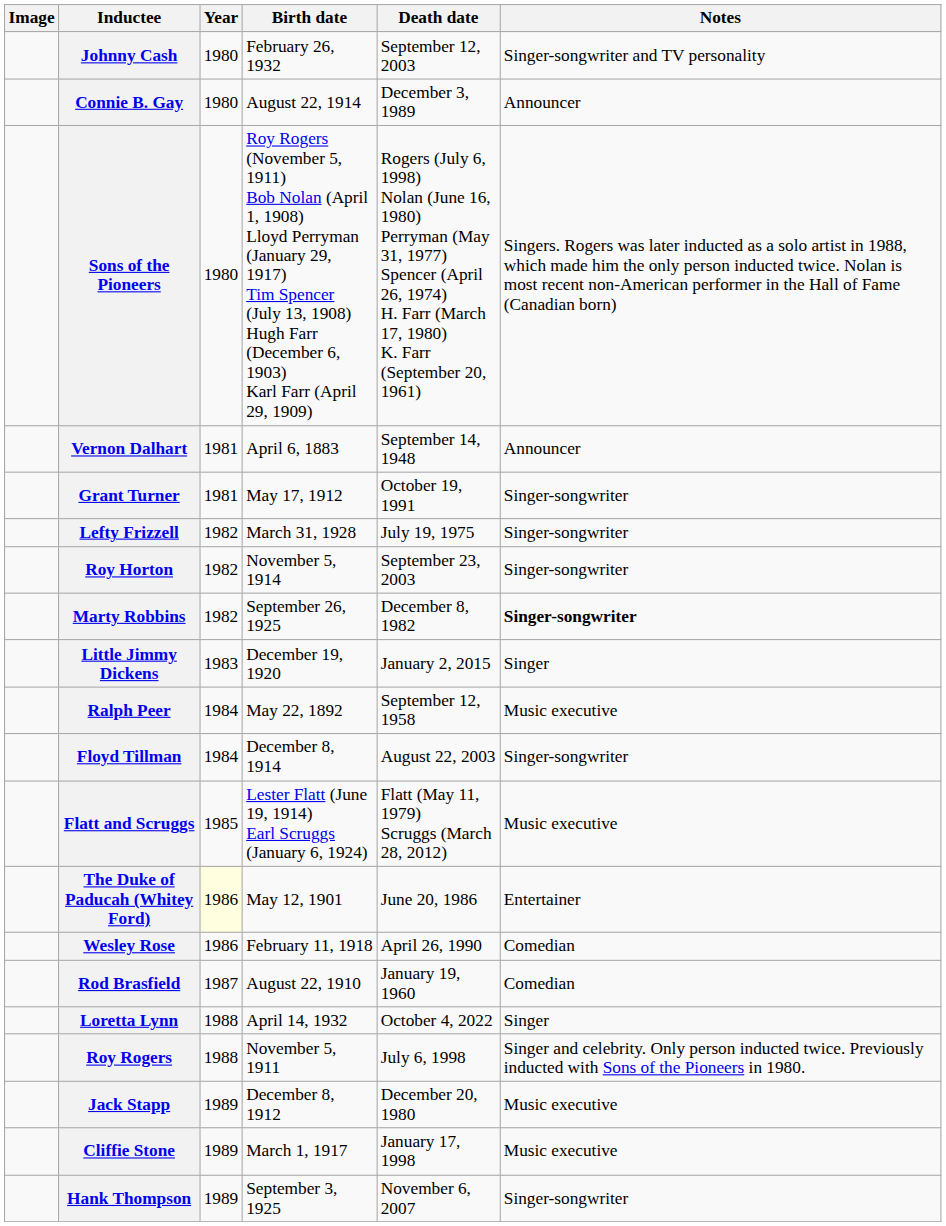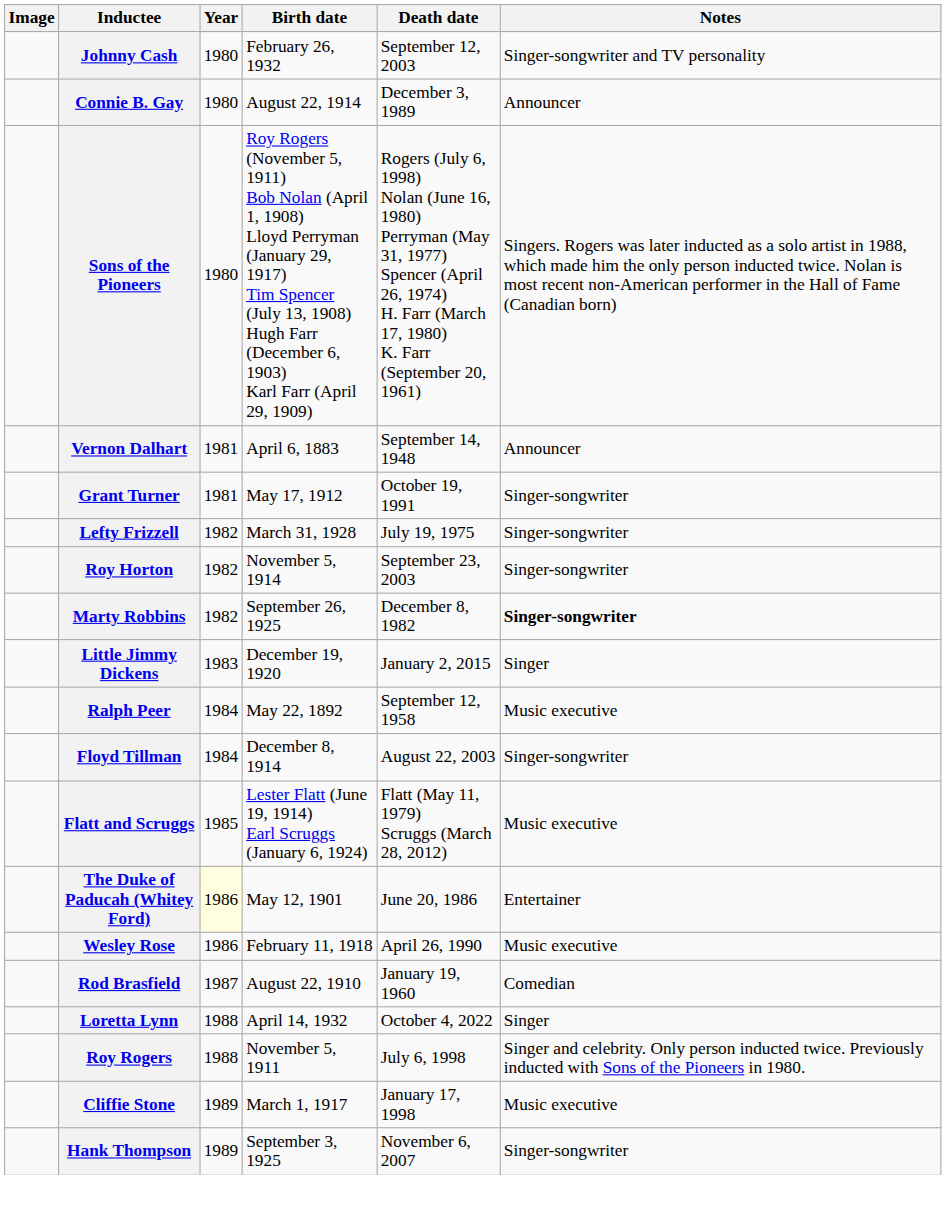(539, 946) Comedian -> (561, 946) Music executive
- row: (129, 1104)
